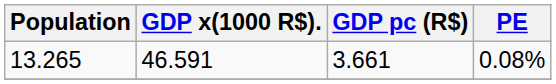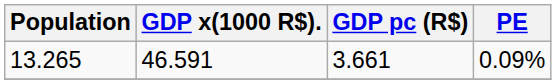(512, 60) 0.08% -> (512, 60) 0.09%
